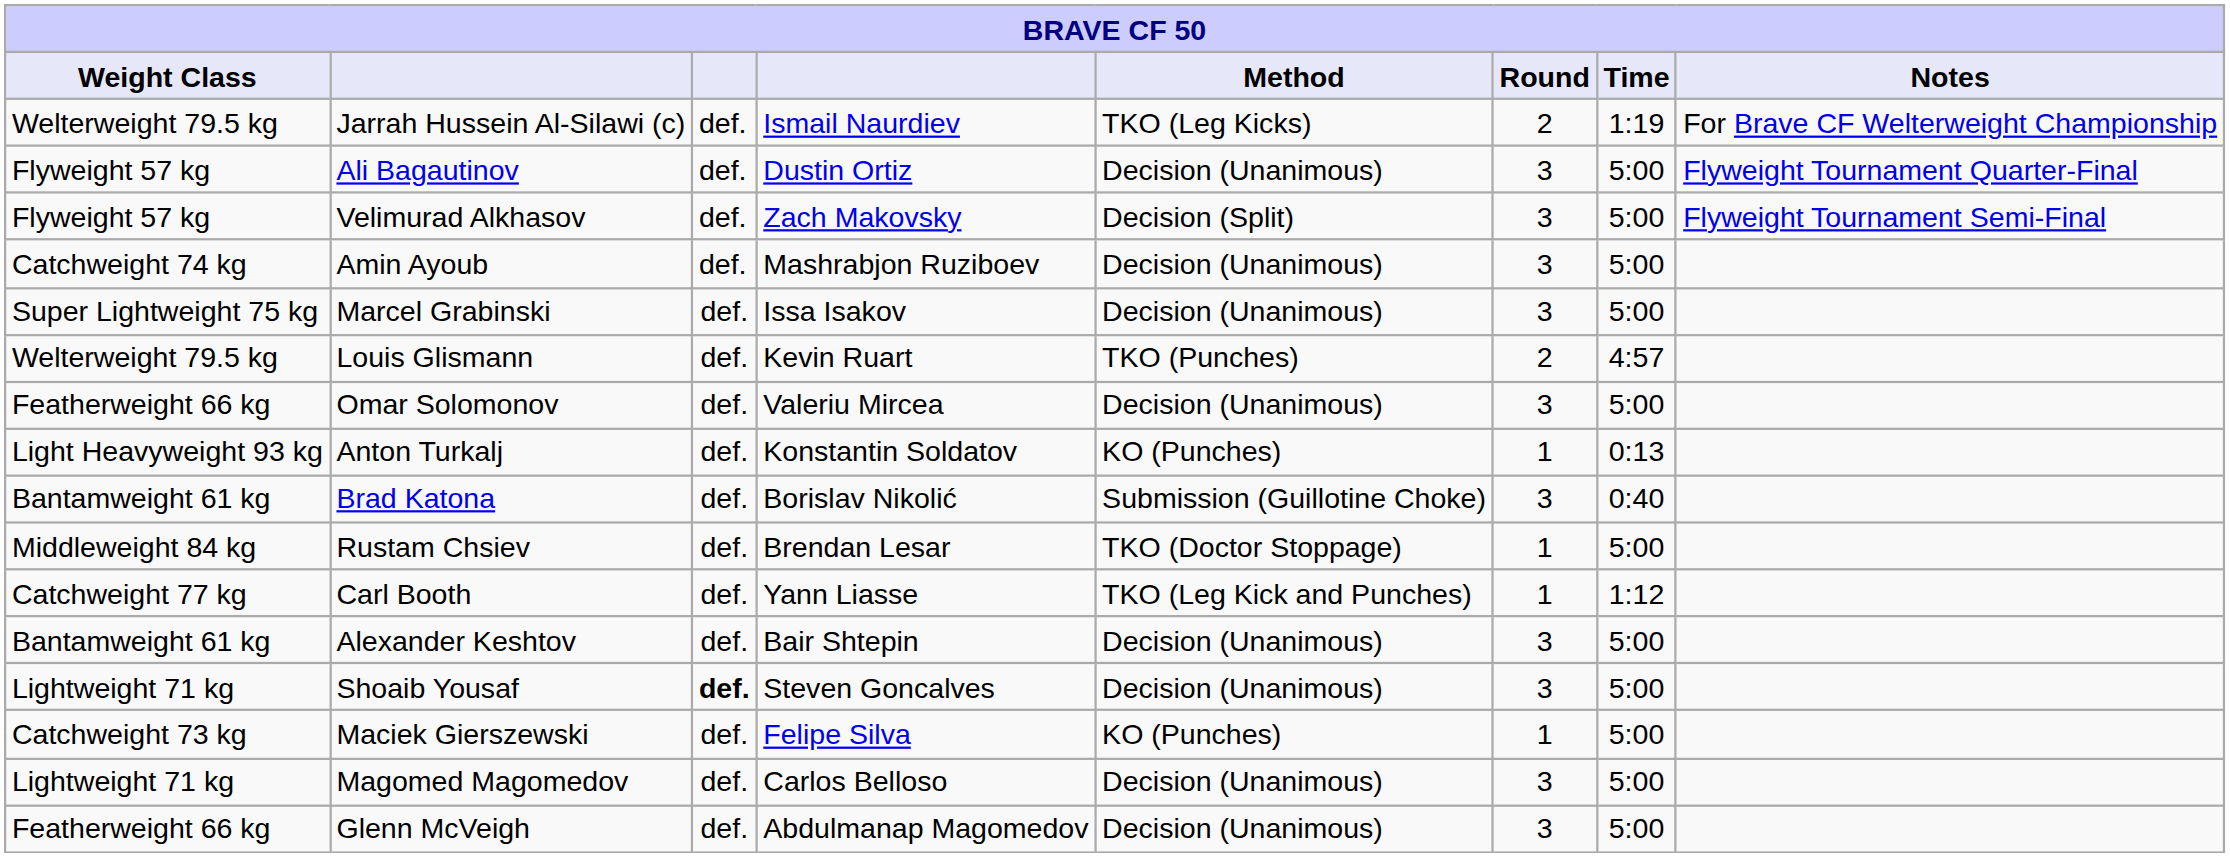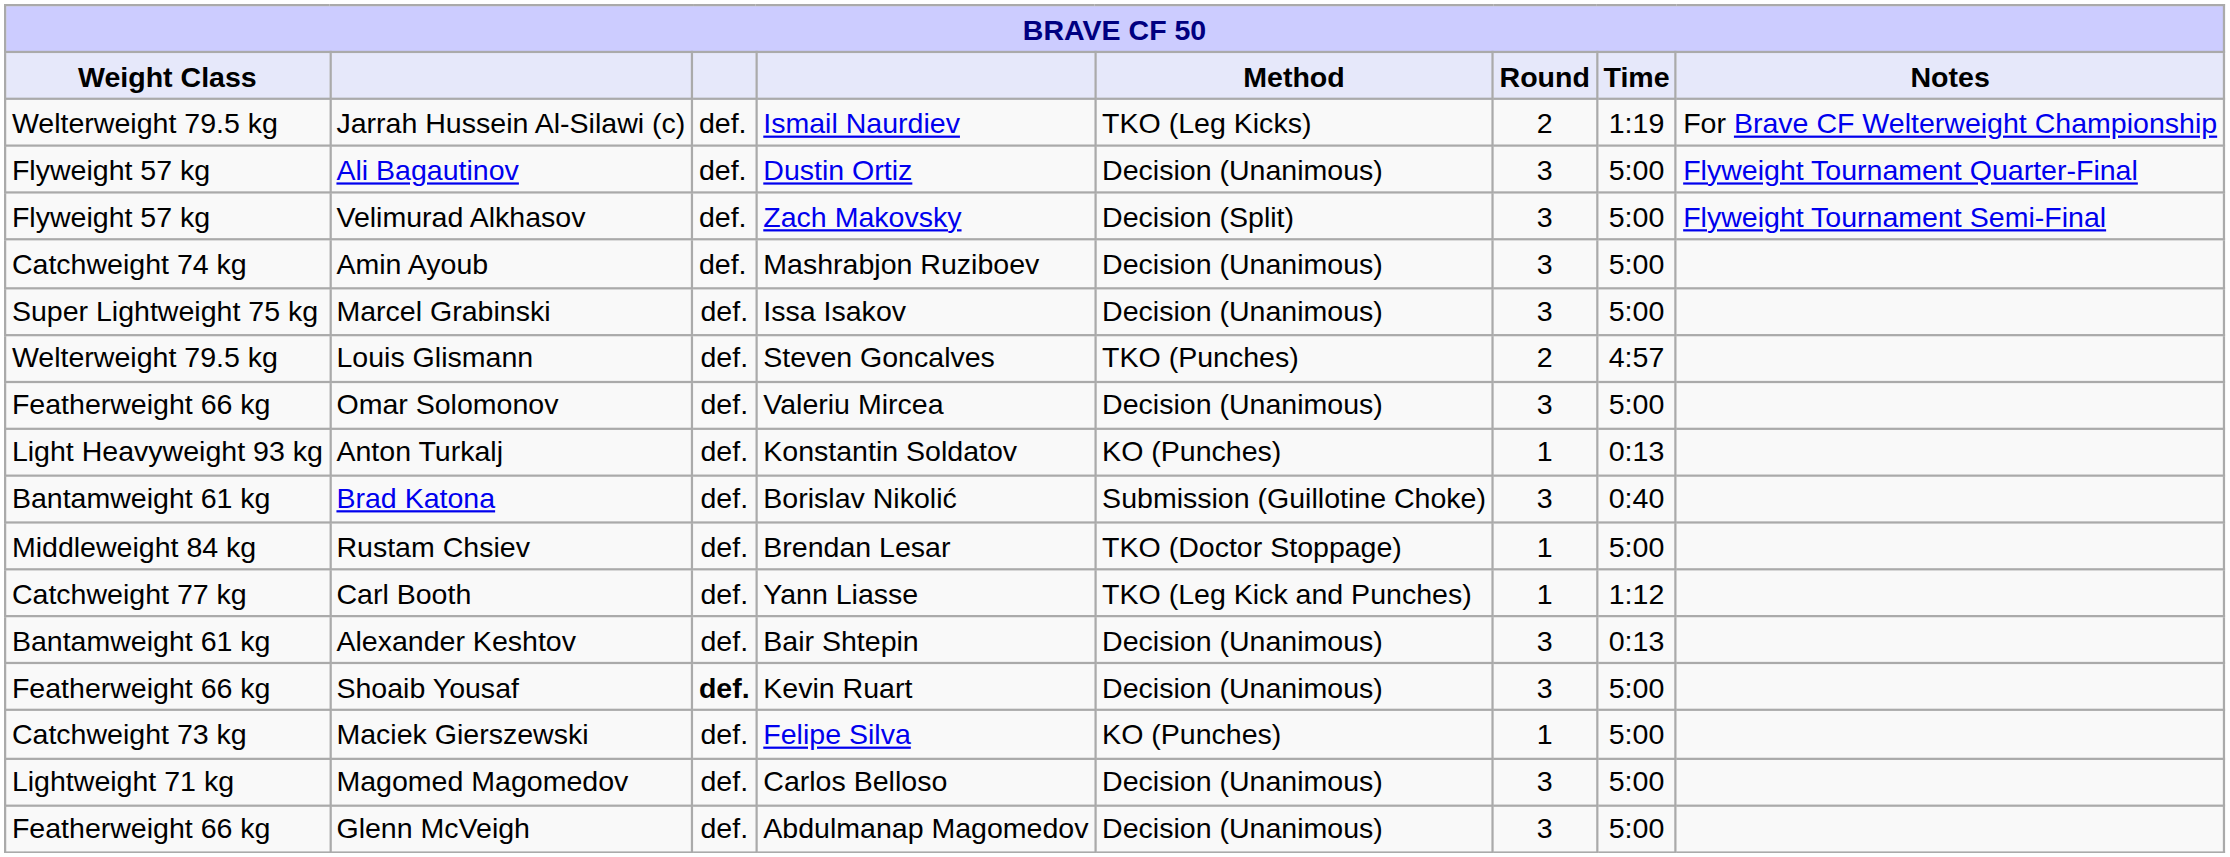(838, 358) Kevin Ruart -> (879, 358) Steven Goncalves
(1637, 640) 5:00 -> (1637, 640) 0:13
(123, 687) Lightweight 71 kg -> (141, 687) Featherweight 66 kg
(879, 687) Steven Goncalves -> (838, 687) Kevin Ruart
